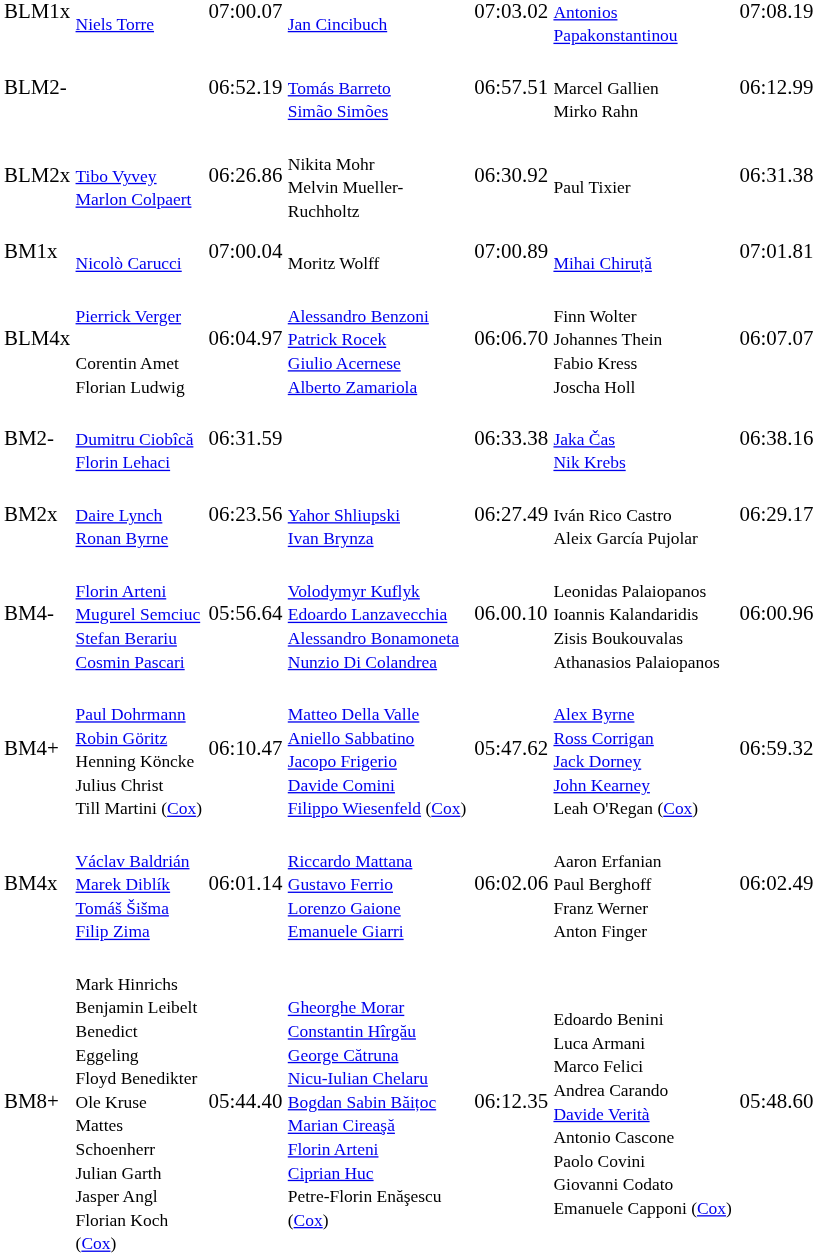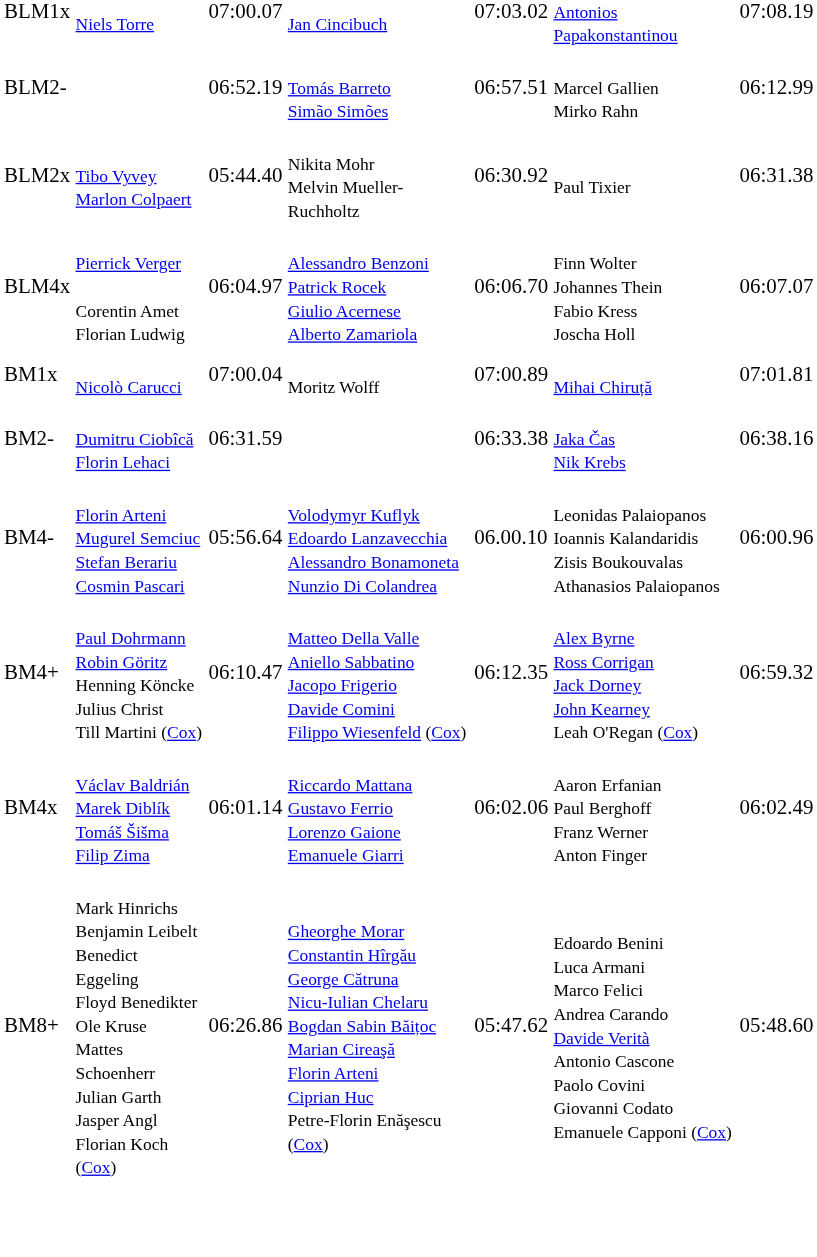(246, 174) 06:26.86 -> (246, 174) 05:44.40
rows swapped: (37, 338) <-> (31, 250)
- row: (31, 514)
(511, 748) 05:47.62 -> (511, 672) 06:12.35
(246, 1101) 05:44.40 -> (246, 1025) 06:26.86
(511, 1101) 06:12.35 -> (511, 1025) 05:47.62
